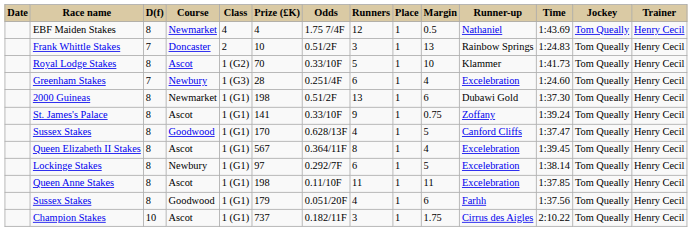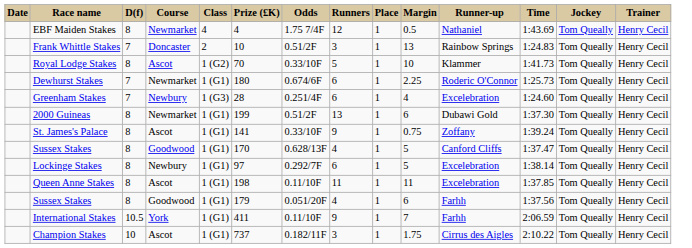+ row: (68, 81)
(262, 98) 198 -> (242, 115) 199
- row: (87, 149)
+ row: (74, 217)
